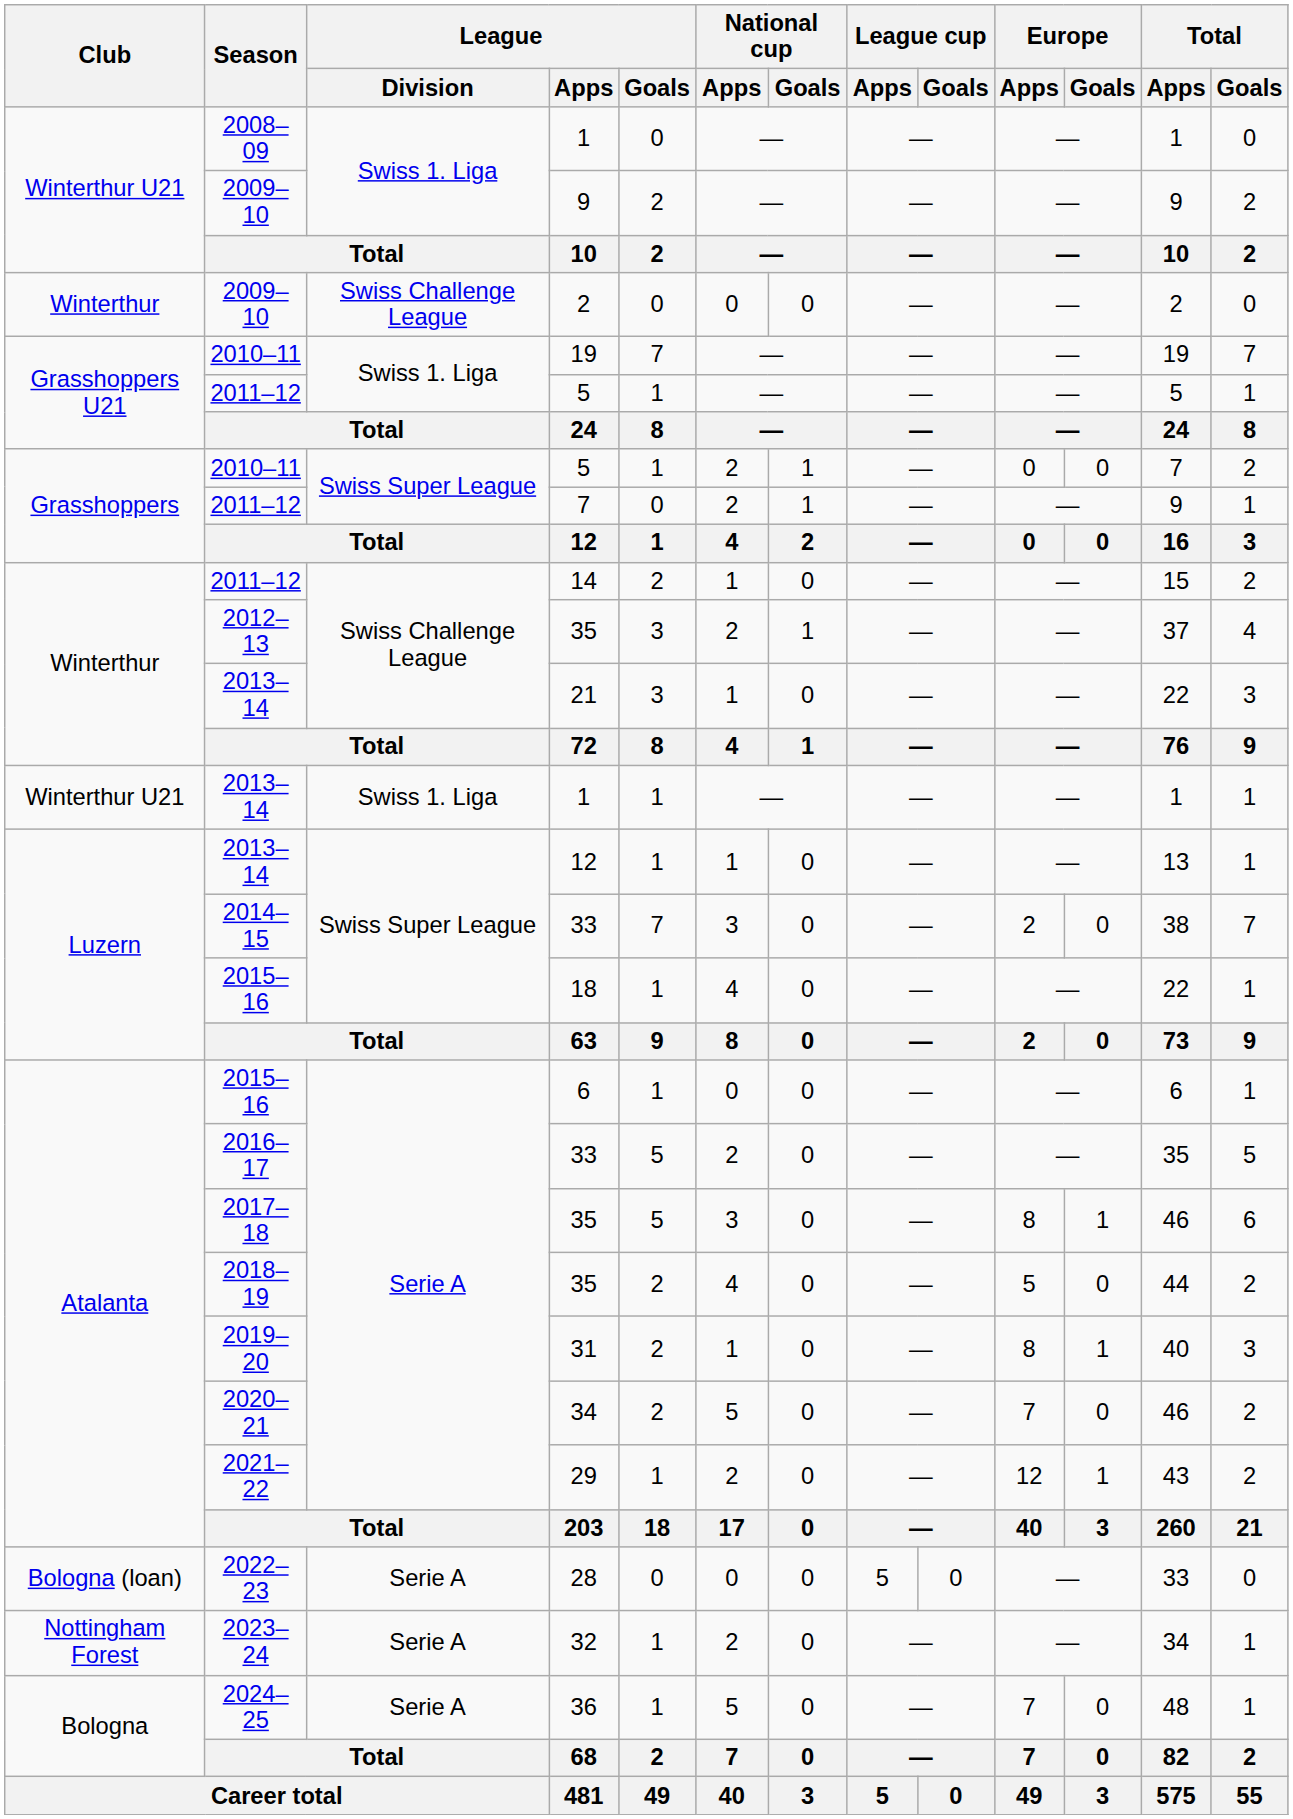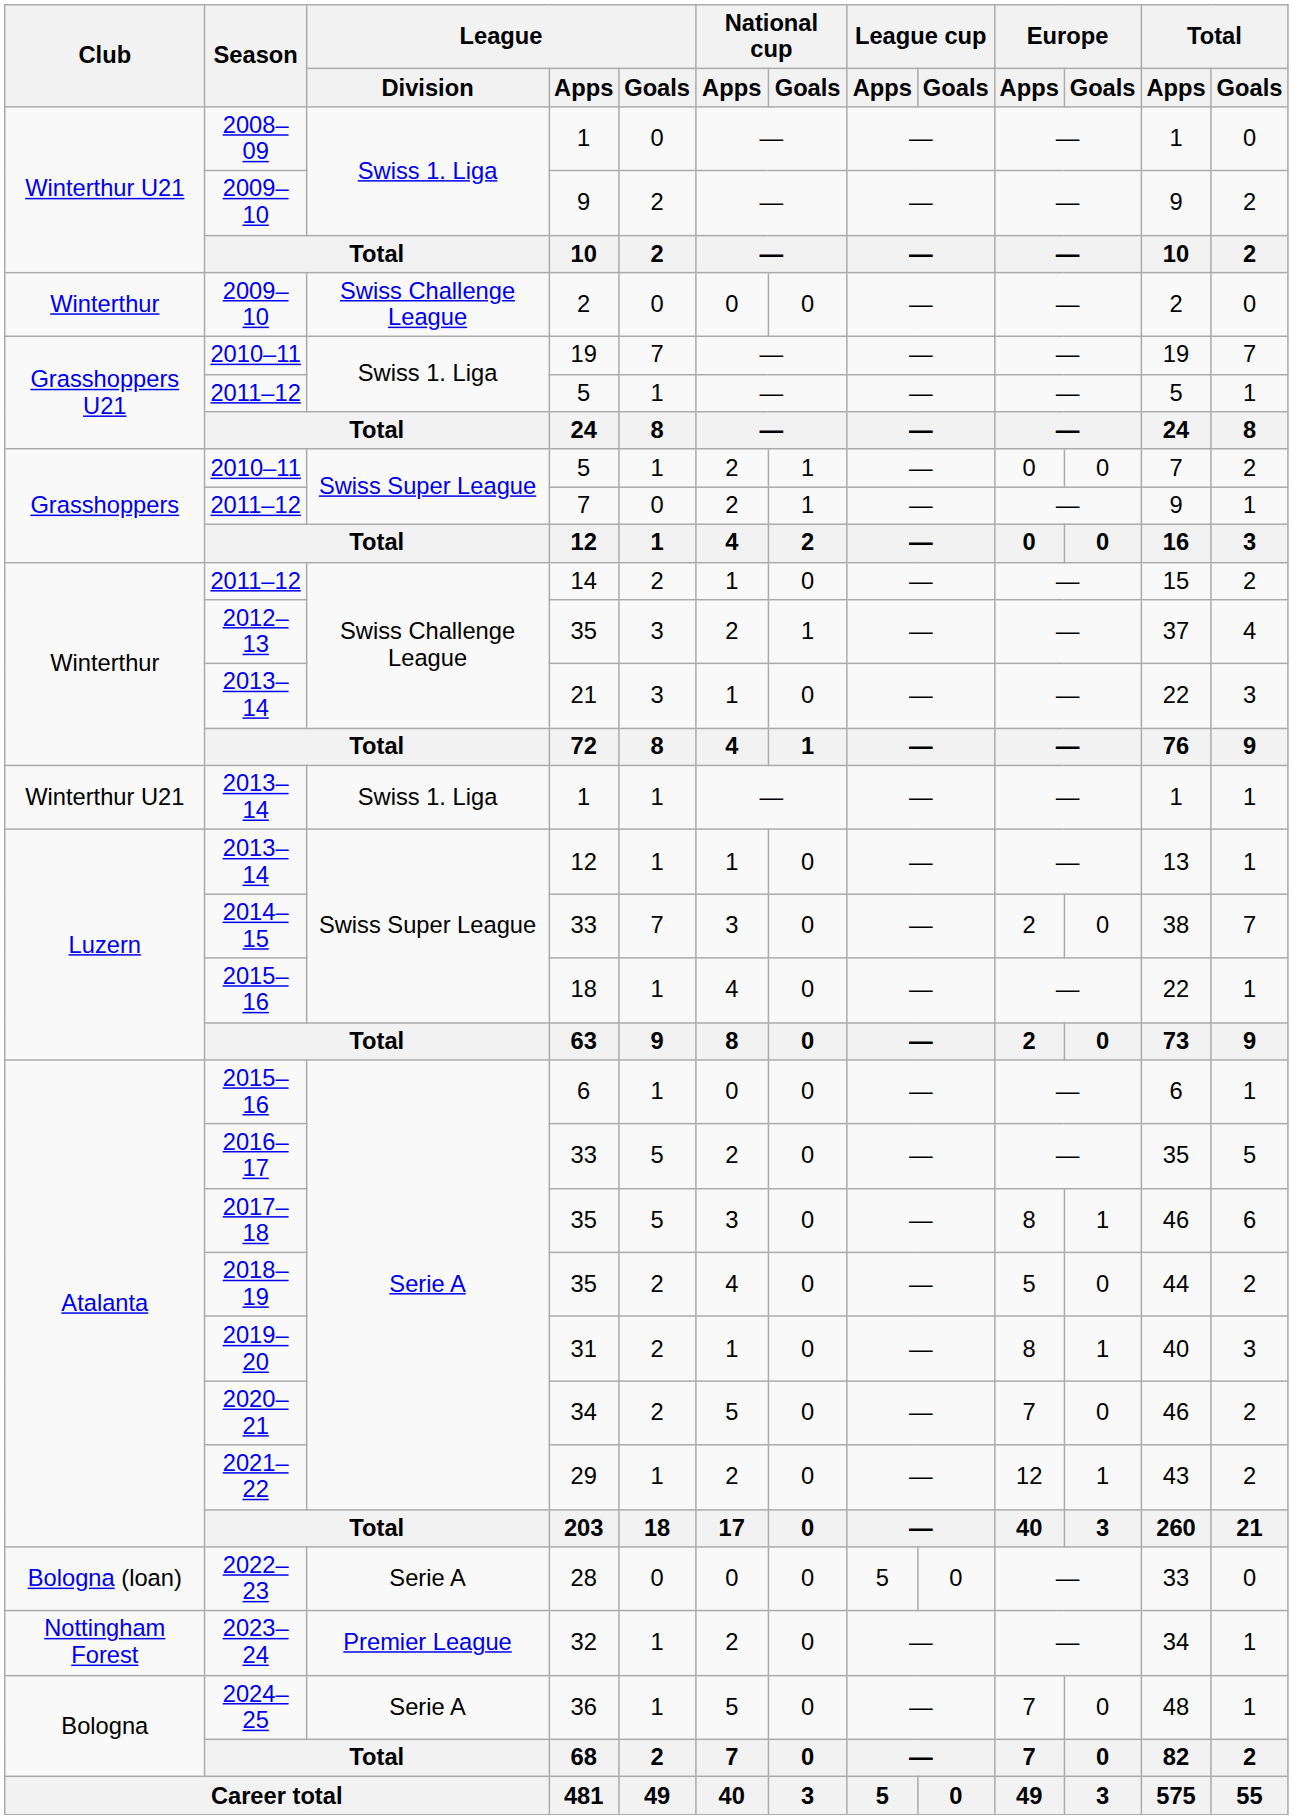(428, 1642) Serie A -> (428, 1642) Premier League
